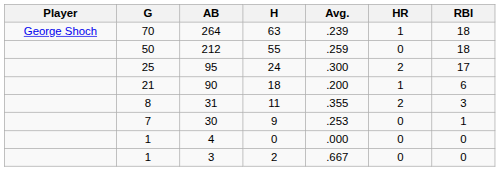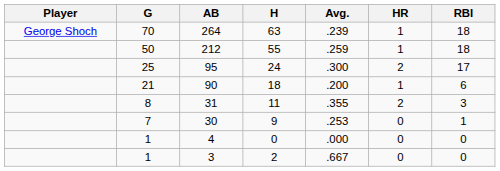(400, 49) 0 -> (400, 49) 1
